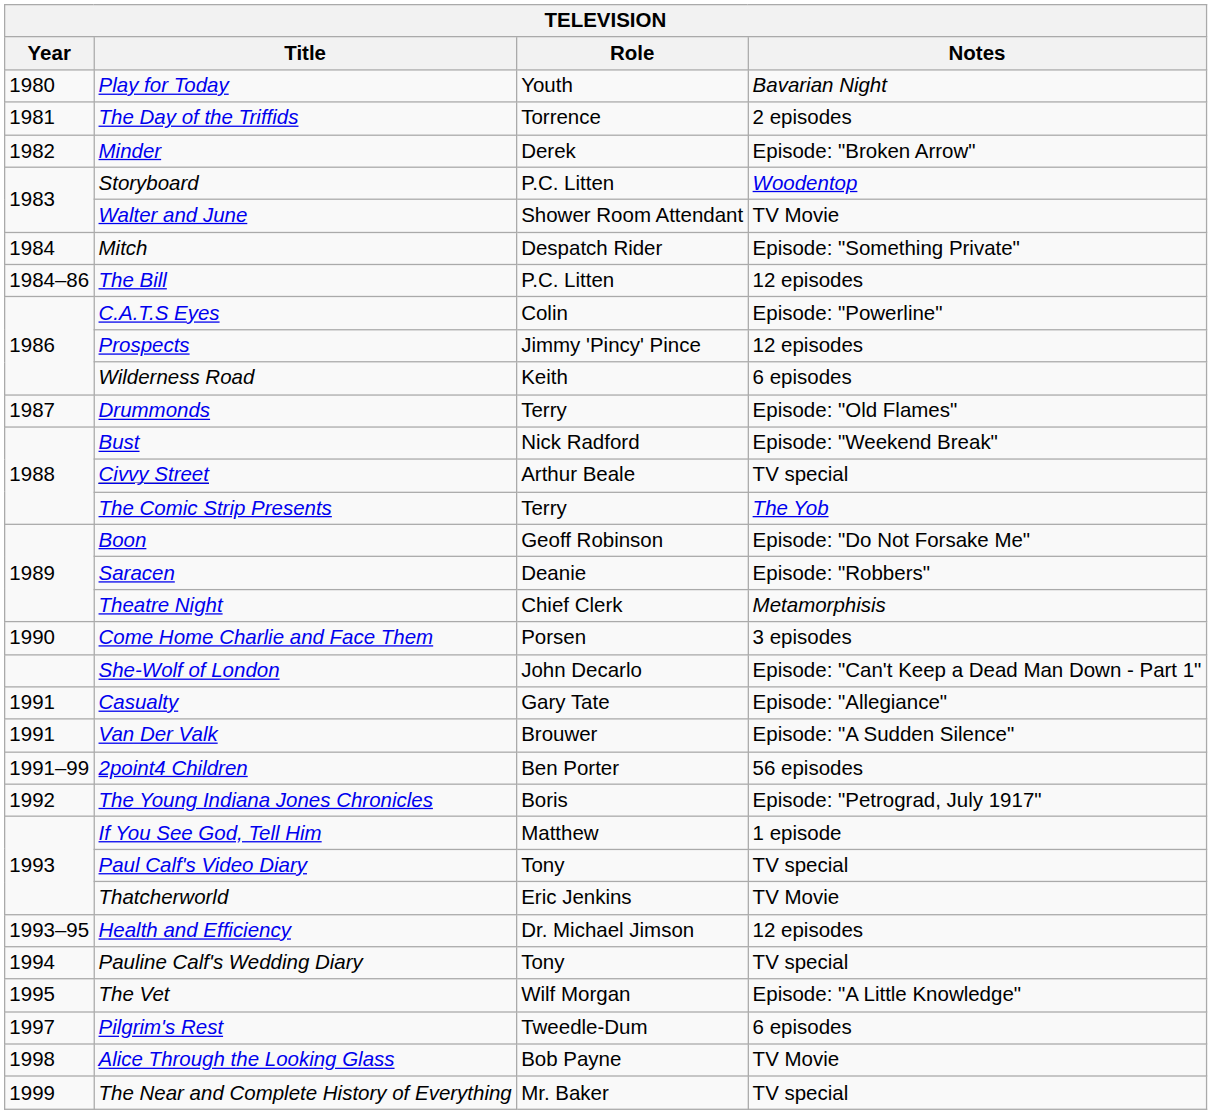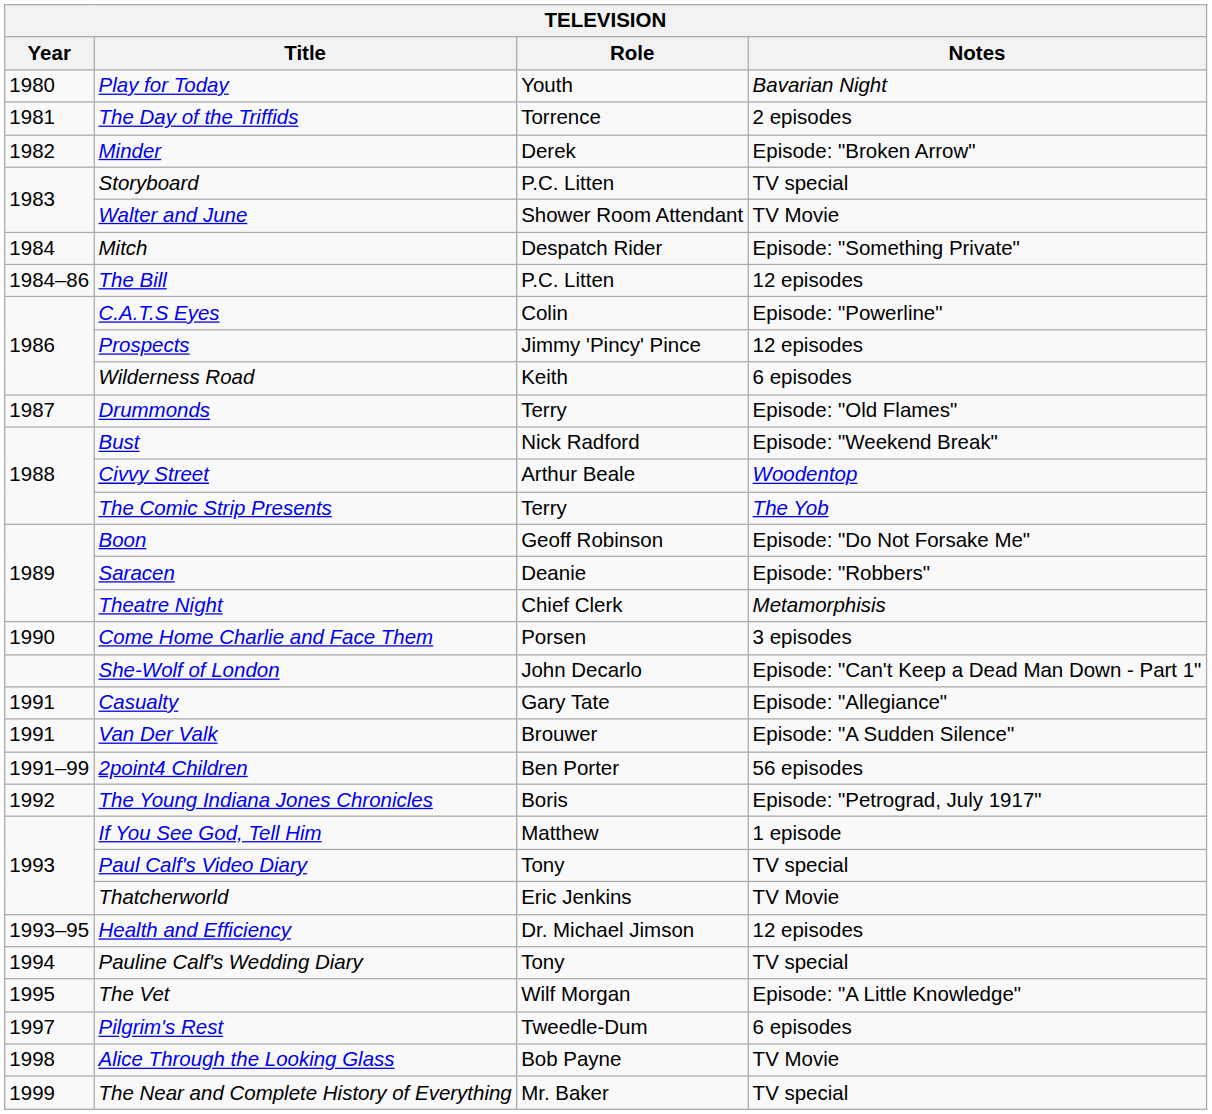(805, 183) Woodentop -> (800, 183) TV special
(800, 475) TV special -> (805, 475) Woodentop
